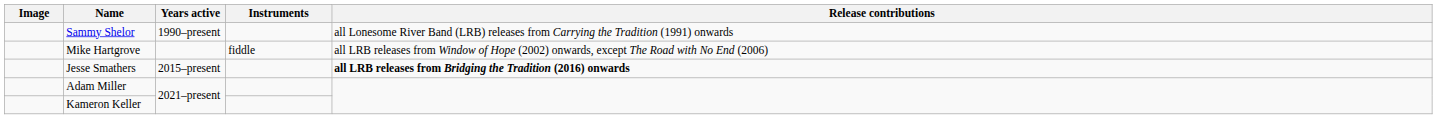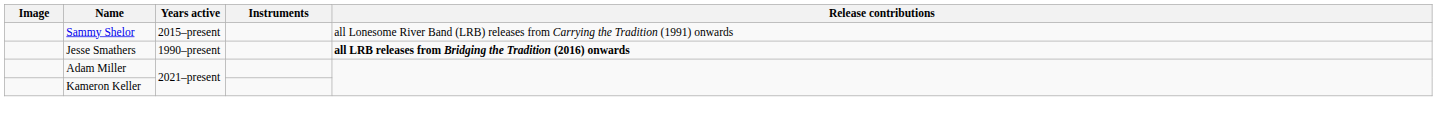(189, 31) 1990–present -> (189, 31) 2015–present
- row: (103, 50)
(189, 68) 2015–present -> (189, 50) 1990–present
